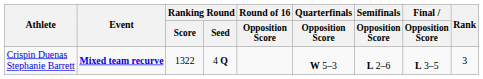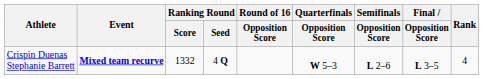(185, 61) 1322 -> (185, 61) 1332
(465, 61) 3 -> (465, 61) 4
